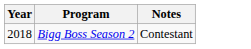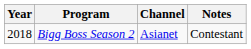+ column: (162, 14)
